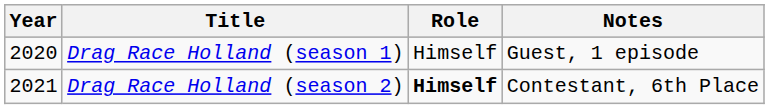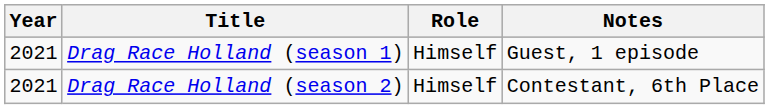(34, 54) 2020 -> (34, 54) 2021
(455, 86) bold -> (455, 86) normal
